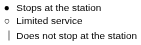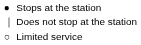rows swapped: (77, 35) <-> (49, 21)
